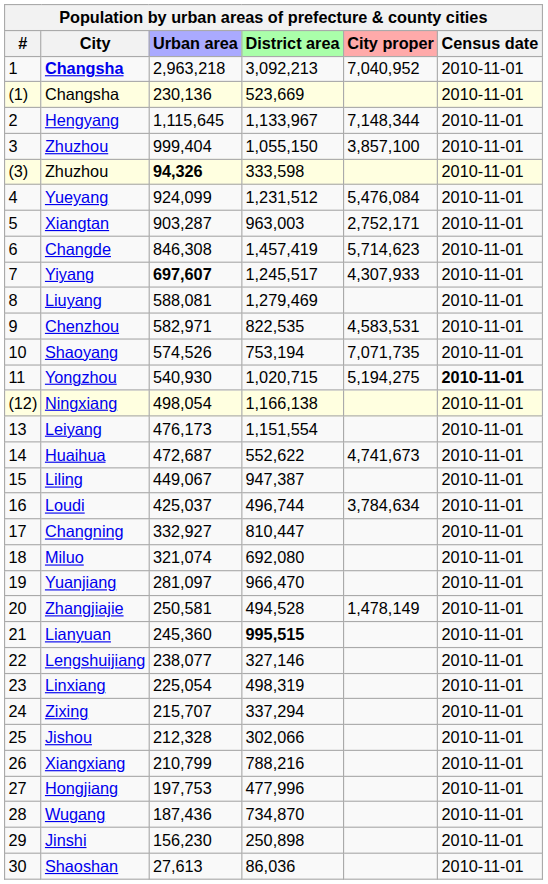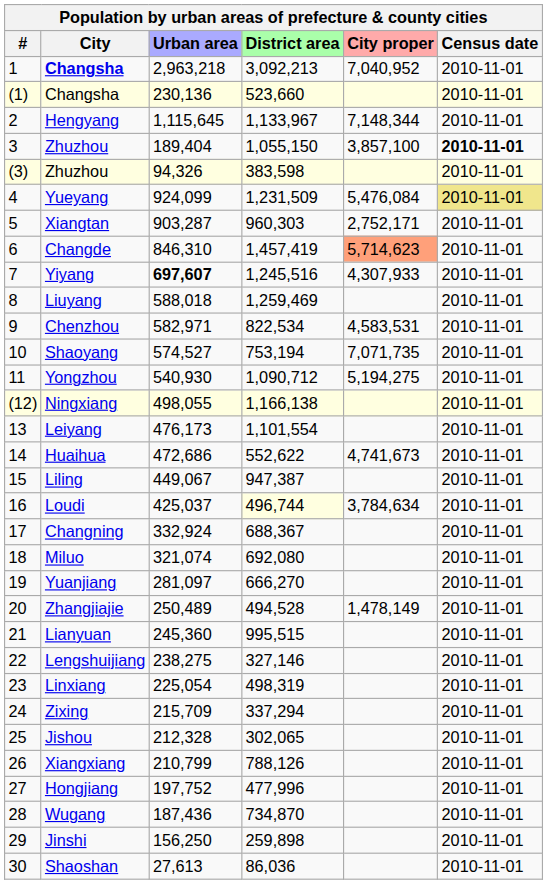(275, 95) 523,669 -> (275, 95) 523,660
(182, 146) 999,404 -> (182, 146) 189,404
(483, 146) normal -> (483, 146) bold
(178, 172) bold -> (178, 172) normal
(275, 172) 333,598 -> (275, 172) 383,598
(282, 198) 1,231,512 -> (282, 198) 1,231,509
(483, 198) no background -> (483, 198) khaki background
(275, 223) 963,003 -> (275, 223) 960,303
(182, 249) 846,308 -> (182, 249) 846,310
(383, 249) no background -> (383, 249) lightsalmon background
(282, 275) 1,245,517 -> (282, 275) 1,245,516
(182, 301) 588,081 -> (182, 301) 588,018
(282, 301) 1,279,469 -> (282, 301) 1,259,469
(275, 326) 822,535 -> (275, 326) 822,534
(182, 352) 574,526 -> (182, 352) 574,527
(282, 378) 1,020,715 -> (282, 378) 1,090,712
(483, 378) bold -> (483, 378) normal
(182, 403) 498,054 -> (182, 403) 498,055
(282, 429) 1,151,554 -> (282, 429) 1,101,554
(182, 455) 472,687 -> (182, 455) 472,686
(275, 506) no background -> (275, 506) lightyellow background
(182, 532) 332,927 -> (182, 532) 332,924
(275, 532) 810,447 -> (275, 532) 688,367
(275, 583) 966,470 -> (275, 583) 666,270
(182, 609) 250,581 -> (182, 609) 250,489
(275, 635) bold -> (275, 635) normal
(182, 660) 238,077 -> (182, 660) 238,275
(182, 712) 215,707 -> (182, 712) 215,709
(275, 738) 302,066 -> (275, 738) 302,065
(275, 763) 788,216 -> (275, 763) 788,126
(182, 789) 197,753 -> (182, 789) 197,752
(182, 840) 156,230 -> (182, 840) 156,250
(275, 840) 250,898 -> (275, 840) 259,898
